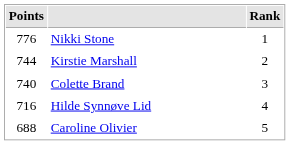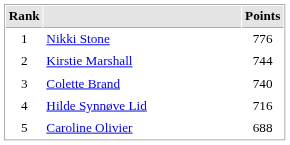columns swapped: (265, 16) <-> (26, 16)
